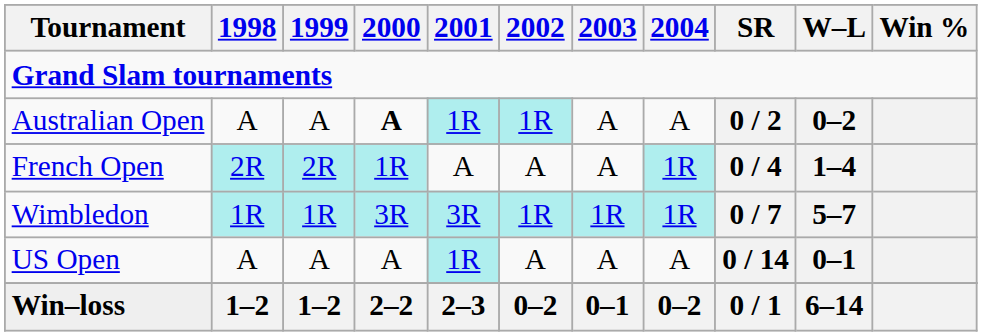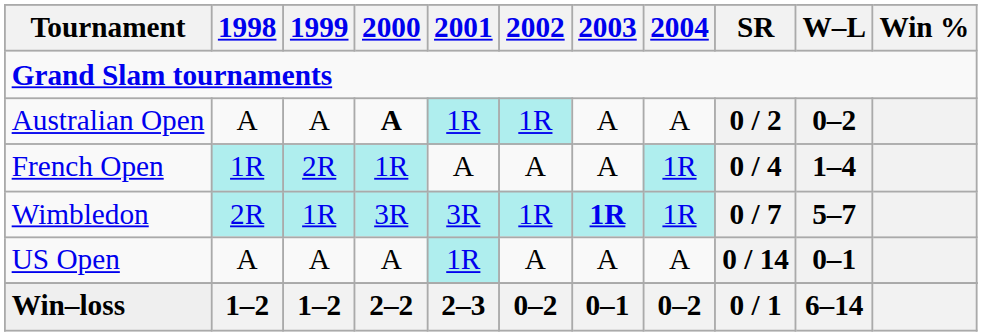(247, 167) 2R -> (247, 167) 1R
(247, 213) 1R -> (247, 213) 2R
(607, 213) normal -> (607, 213) bold
